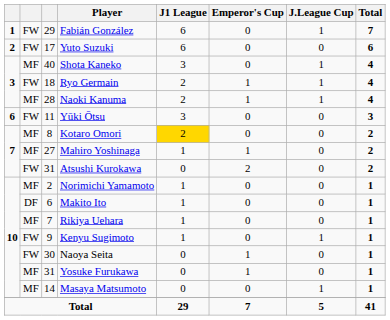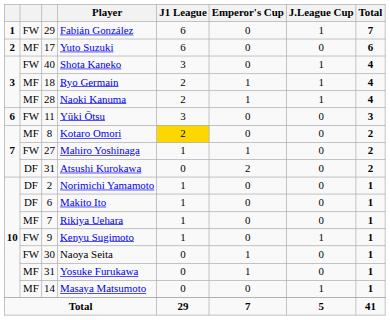(31, 47) FW -> (31, 47) MF
(31, 64) MF -> (31, 64) FW
(31, 82) FW -> (31, 82) MF
(31, 151) MF -> (31, 151) FW
(31, 168) FW -> (31, 168) DF
(31, 185) MF -> (31, 185) DF
